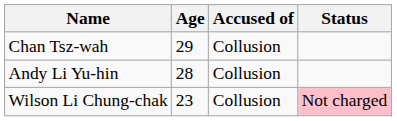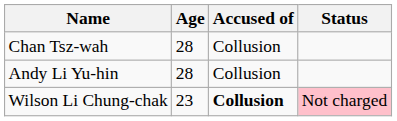(184, 45) 29 -> (184, 45) 28
(247, 101) normal -> (248, 101) bold
